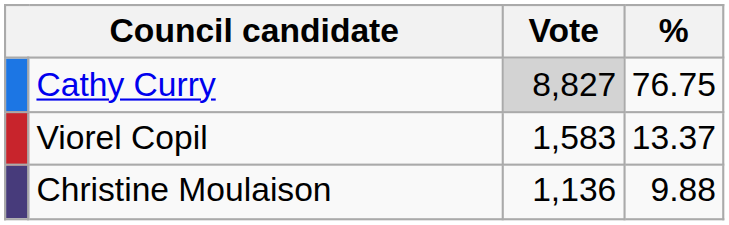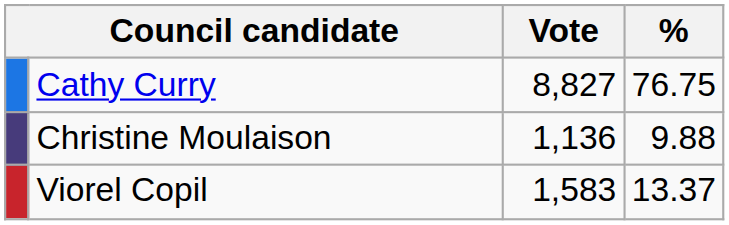(574, 84) lightgrey background -> (574, 84) no background
rows swapped: (122, 137) <-> (184, 191)
